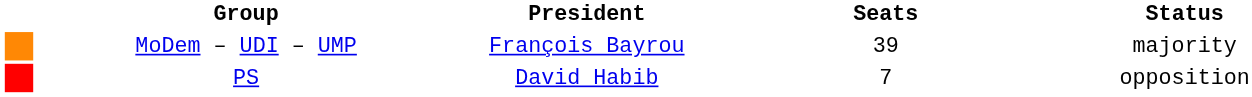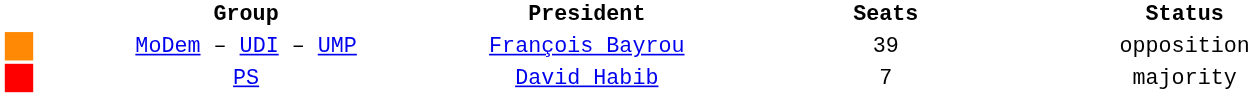(1185, 46) majority -> (1185, 46) opposition
(1185, 78) opposition -> (1185, 78) majority
